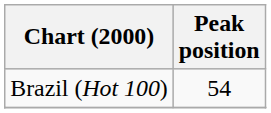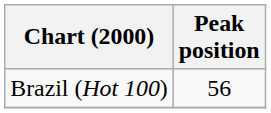(219, 88) 54 -> (219, 88) 56
